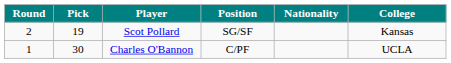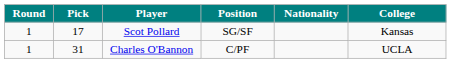(29, 31) 2 -> (29, 31) 1
(78, 31) 19 -> (78, 31) 17
(78, 49) 30 -> (78, 49) 31
